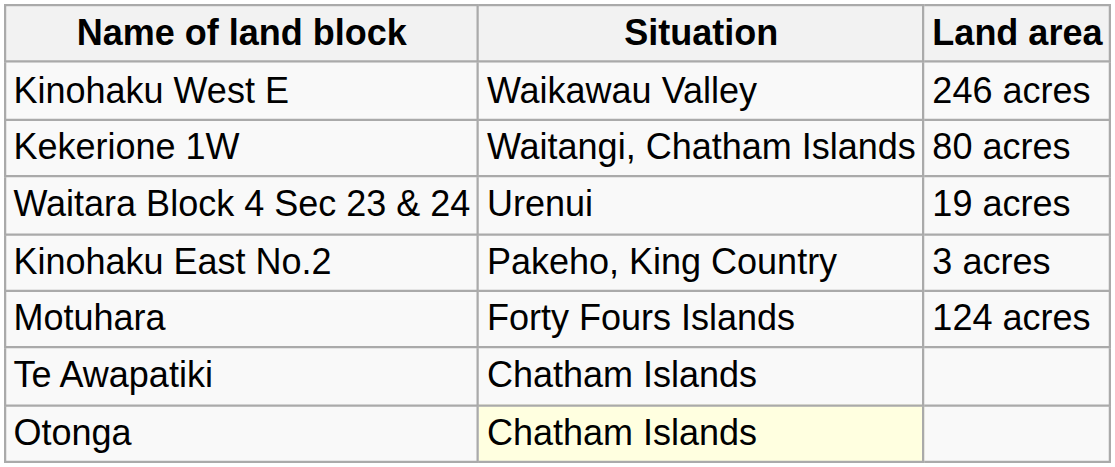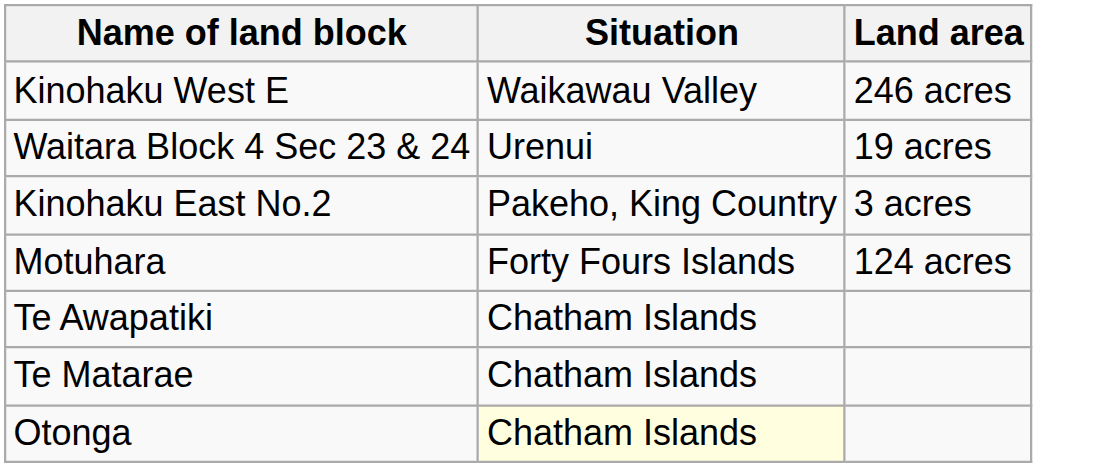- row: (126, 147)
+ row: (103, 375)
